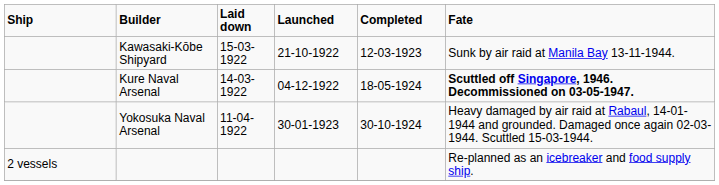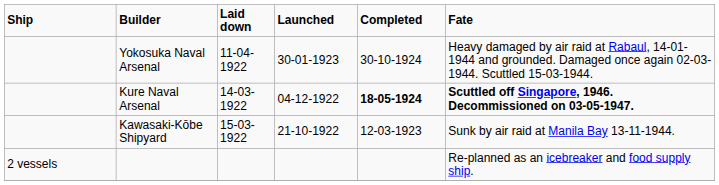rows swapped: (161, 53) <-> (162, 125)
(391, 85) normal -> (391, 99) bold
